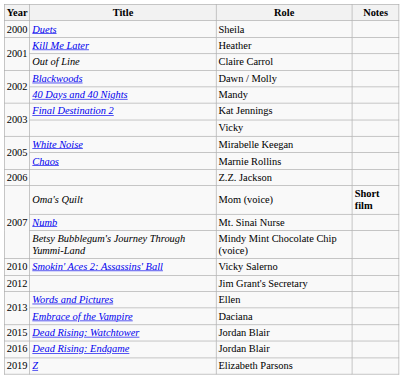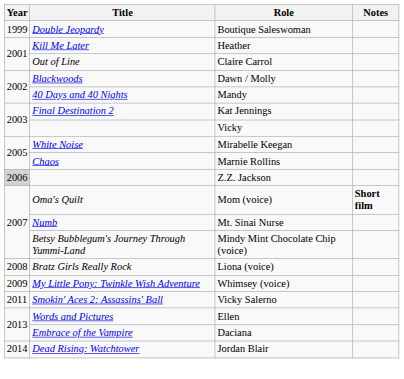+ row: (68, 29)
- row: (44, 29)
(17, 177) no background -> (17, 177) lightgrey background
+ row: (82, 267)
+ row: (116, 283)
(17, 267) 2010 -> (17, 300) 2011
- row: (123, 283)
(17, 333) 2015 -> (17, 349) 2014
- row: (81, 349)
- row: (35, 366)
